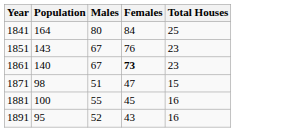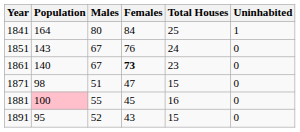+ column: (263, 13)
(173, 48) 23 -> (173, 48) 24
(42, 100) no background -> (42, 100) pink background
(173, 118) 16 -> (173, 118) 15
